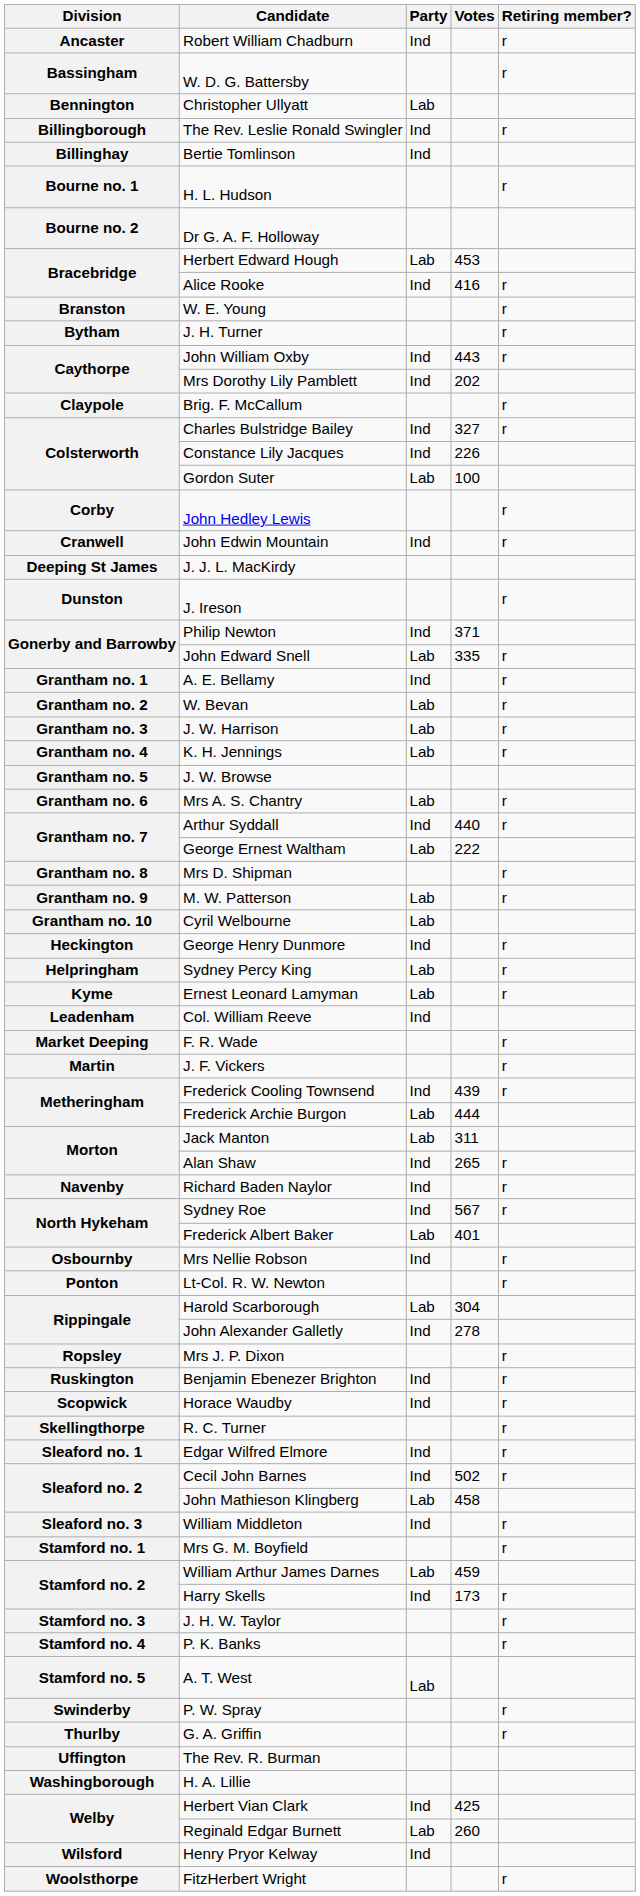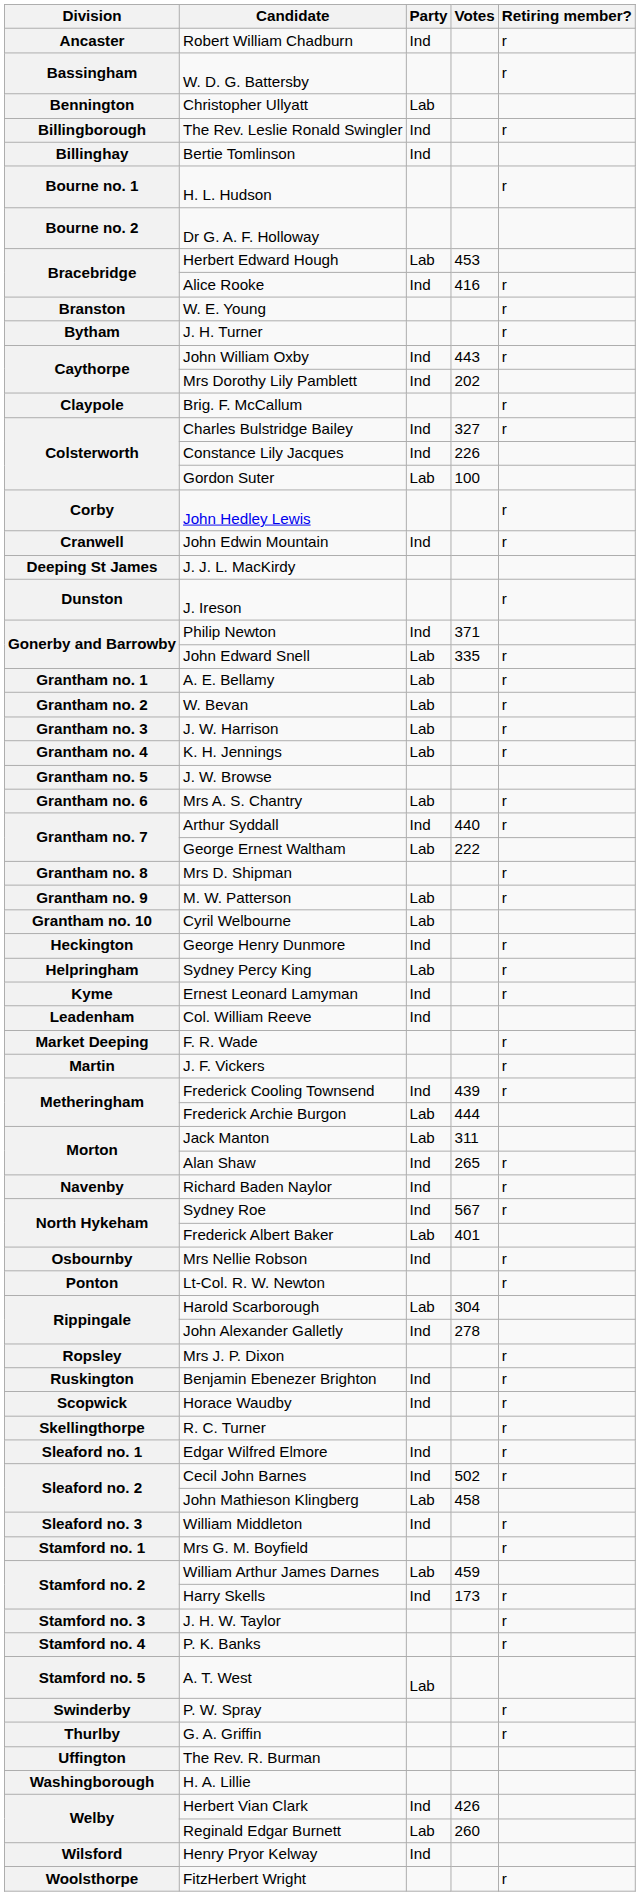(420, 680) Ind -> (422, 680) Lab
(422, 993) Lab -> (420, 993) Ind
(467, 1806) 425 -> (467, 1806) 426
